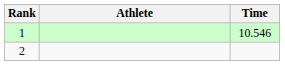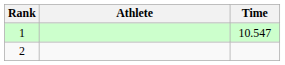(255, 32) 10.546 -> (255, 32) 10.547
